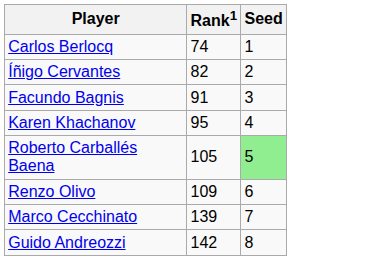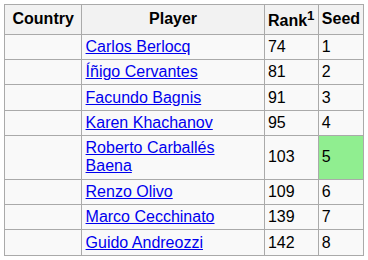+ column: (43, 19)
(199, 72) 82 -> (277, 72) 81
(204, 157) 105 -> (281, 157) 103
